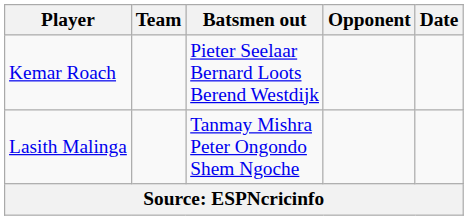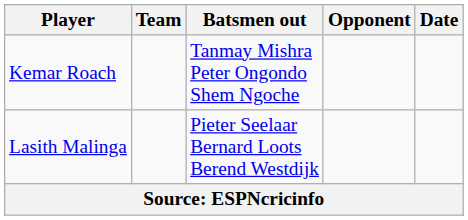(255, 72) Pieter Seelaar Bernard Loots Berend Westdijk -> (251, 72) Tanmay Mishra Peter Ongondo Shem Ngoche
(251, 146) Tanmay Mishra Peter Ongondo Shem Ngoche -> (255, 146) Pieter Seelaar Bernard Loots Berend Westdijk
